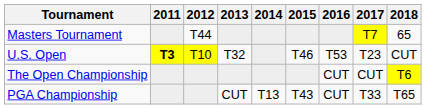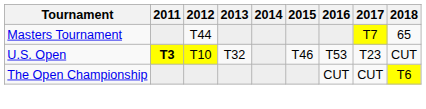- row: (62, 94)
